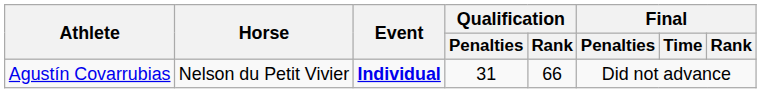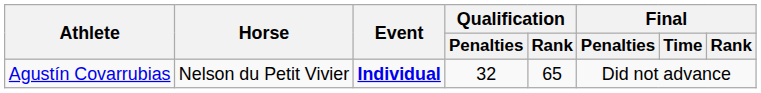(486, 74) 31 -> (486, 74) 32
(552, 74) 66 -> (552, 74) 65
